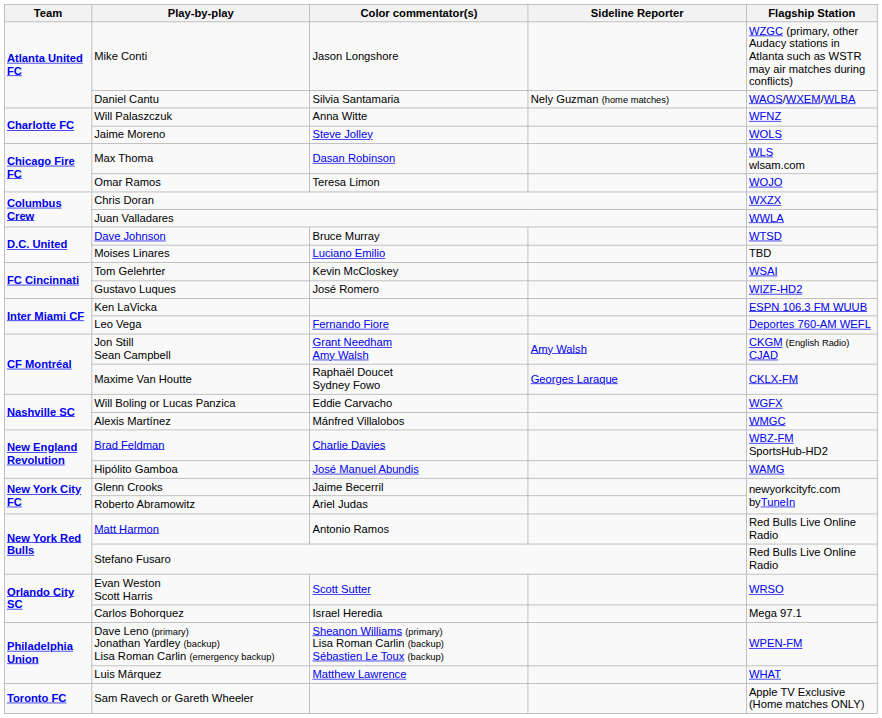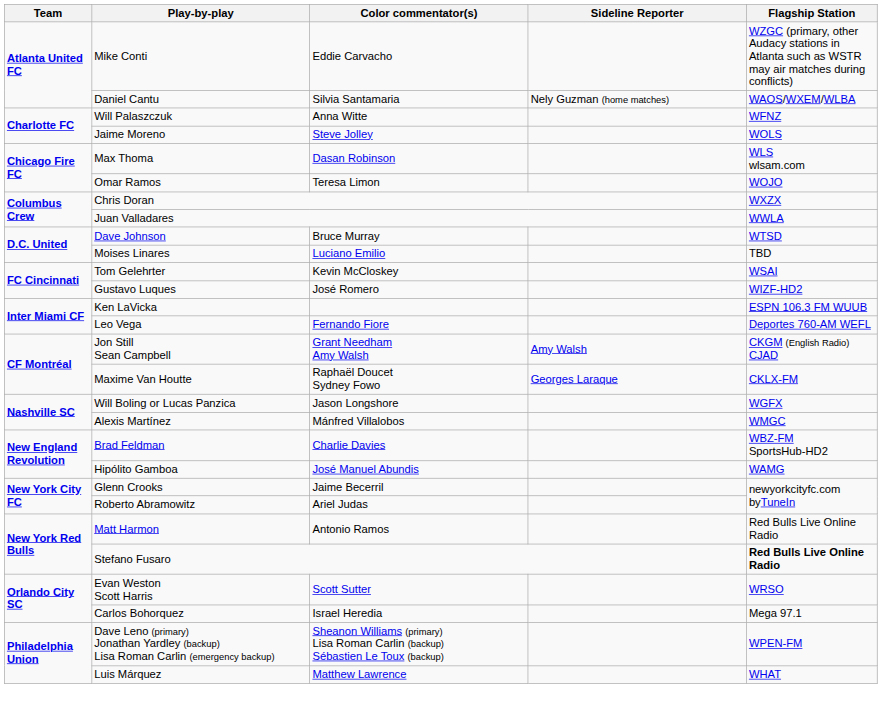(355, 56) Jason Longshore -> (352, 56) Eddie Carvacho
(352, 403) Eddie Carvacho -> (355, 403) Jason Longshore
(802, 559) normal -> (806, 559) bold
- row: (174, 698)
